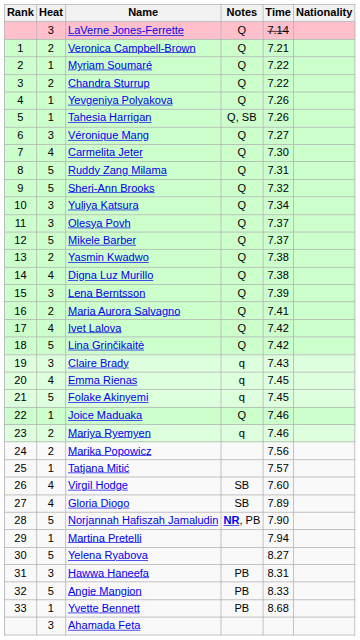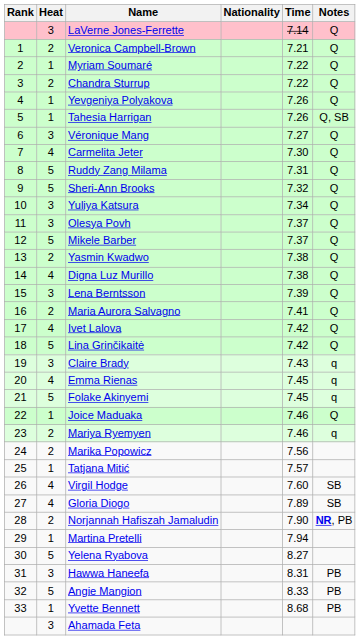columns swapped: (324, 13) <-> (242, 13)
(51, 521) 5 -> (51, 521) 2
